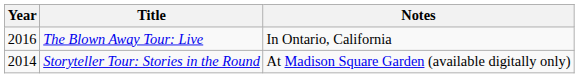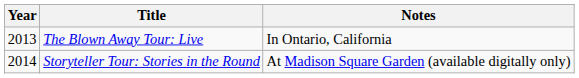(22, 38) 2016 -> (22, 38) 2013
